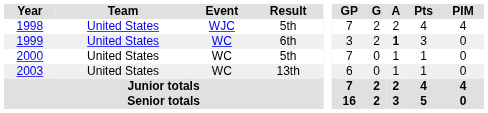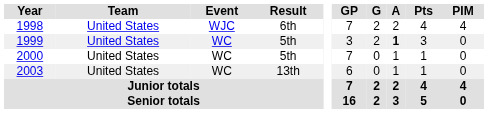(288, 26) 5th -> (288, 26) 6th
(288, 41) 6th -> (288, 41) 5th
